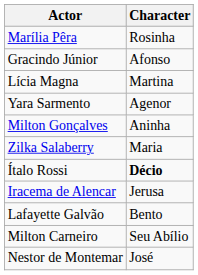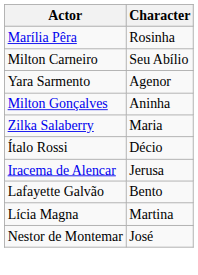- row: (53, 59)
rows swapped: (53, 236) <-> (43, 81)
(146, 170) bold -> (146, 147) normal
